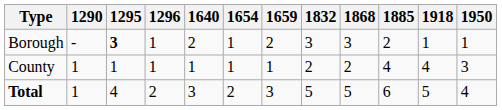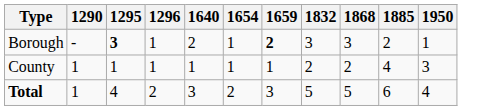- column: (438, 17)
(270, 42) normal -> (270, 42) bold
